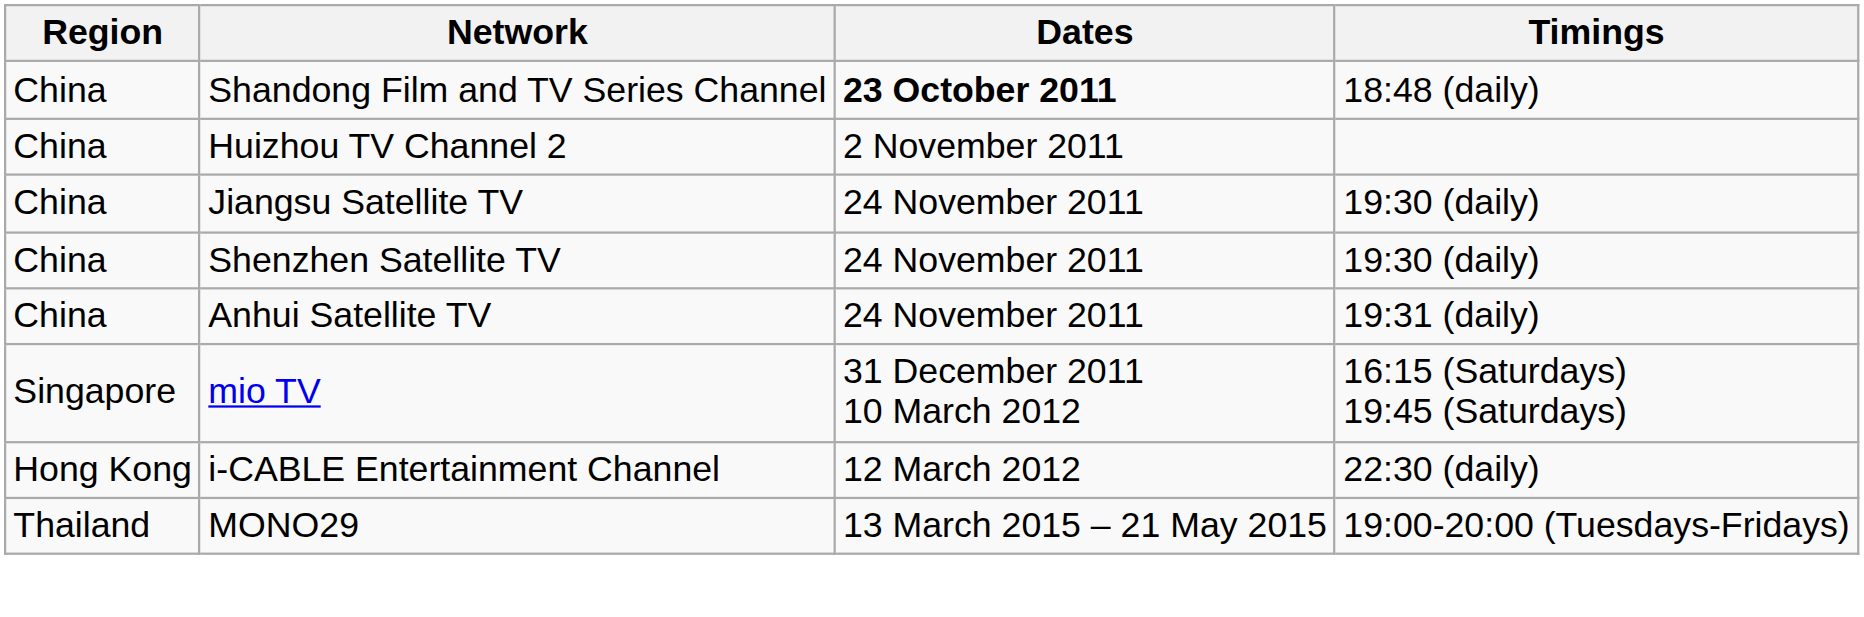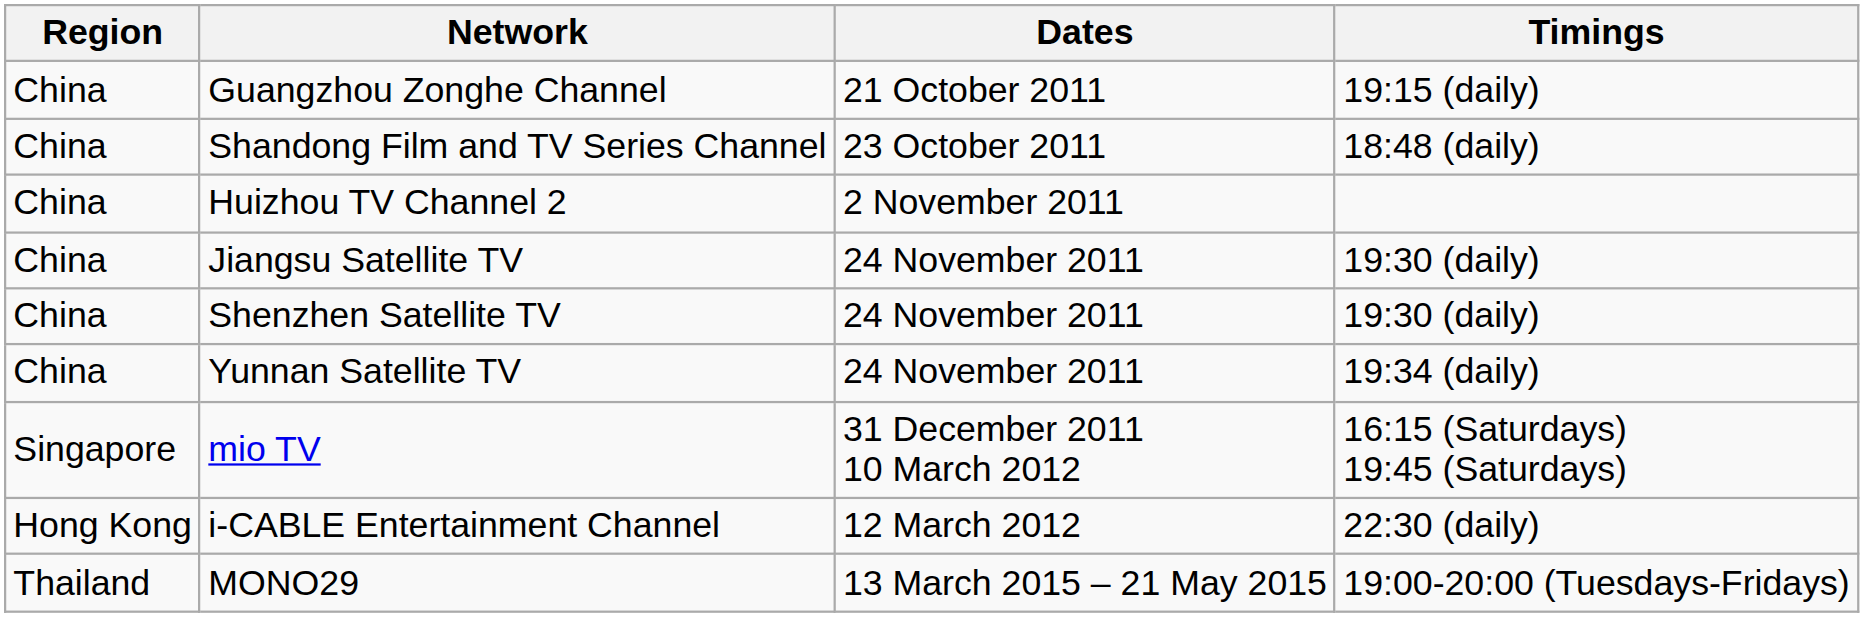+ row: (437, 89)
(980, 89) bold -> (975, 145) normal
- row: (350, 315)
+ row: (365, 372)
